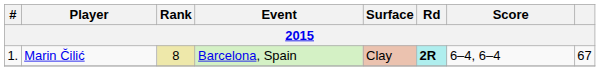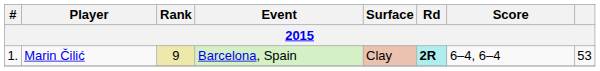(176, 55) 8 -> (176, 55) 9
(585, 55) 67 -> (585, 55) 53
